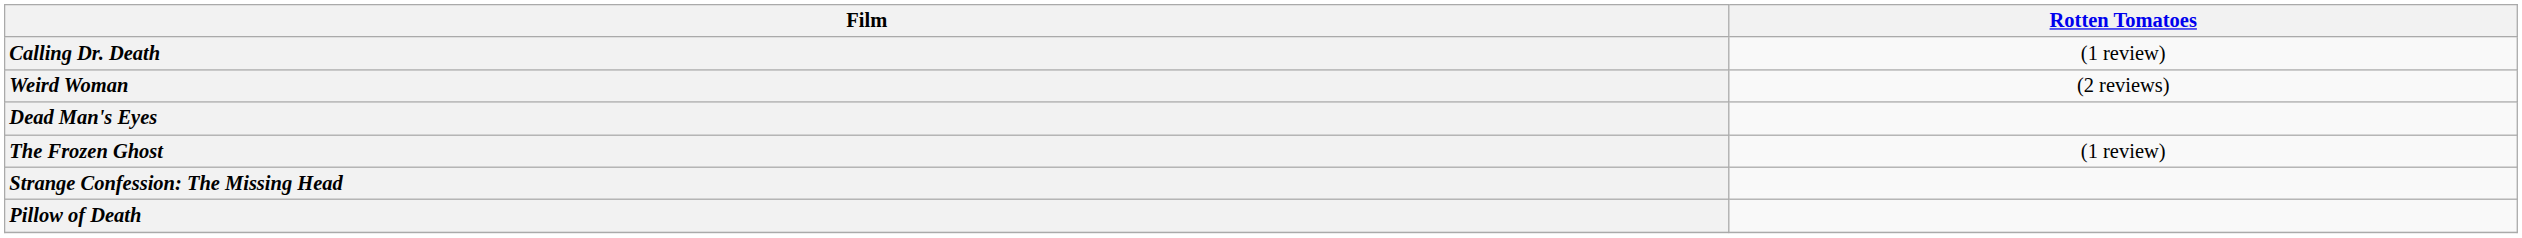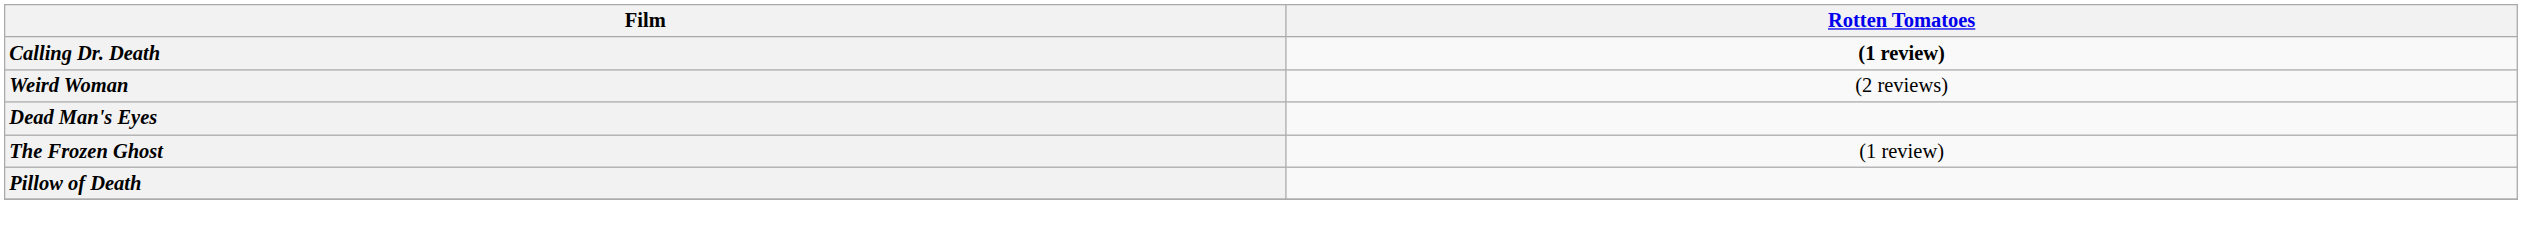(2123, 53) normal -> (1902, 53) bold
- row: (176, 183)
